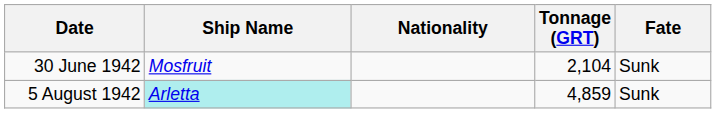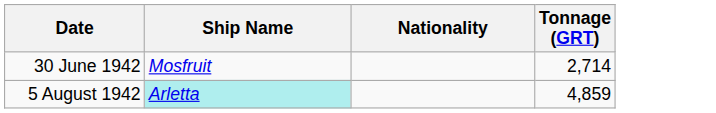- column: (663, 28)
(589, 66) 2,104 -> (589, 66) 2,714
